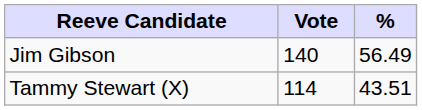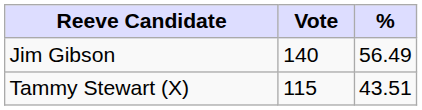(300, 88) 114 -> (300, 88) 115
